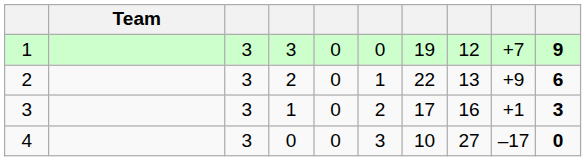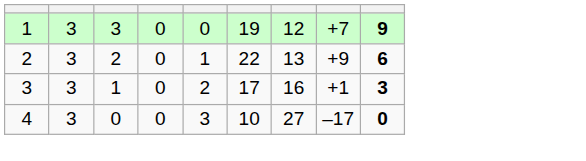- column: (137, 19)
